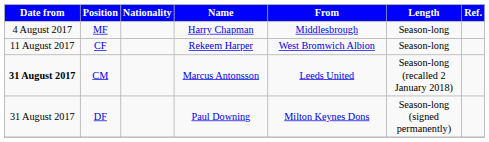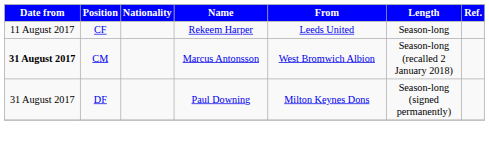- row: (100, 30)
(327, 47) West Bromwich Albion -> (327, 30) Leeds United
(327, 75) Leeds United -> (327, 59) West Bromwich Albion
